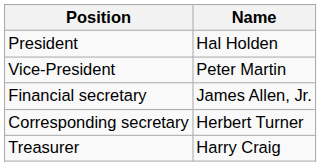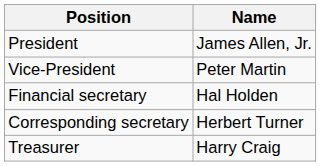(237, 43) Hal Holden -> (254, 43) James Allen, Jr.
(254, 95) James Allen, Jr. -> (237, 95) Hal Holden
